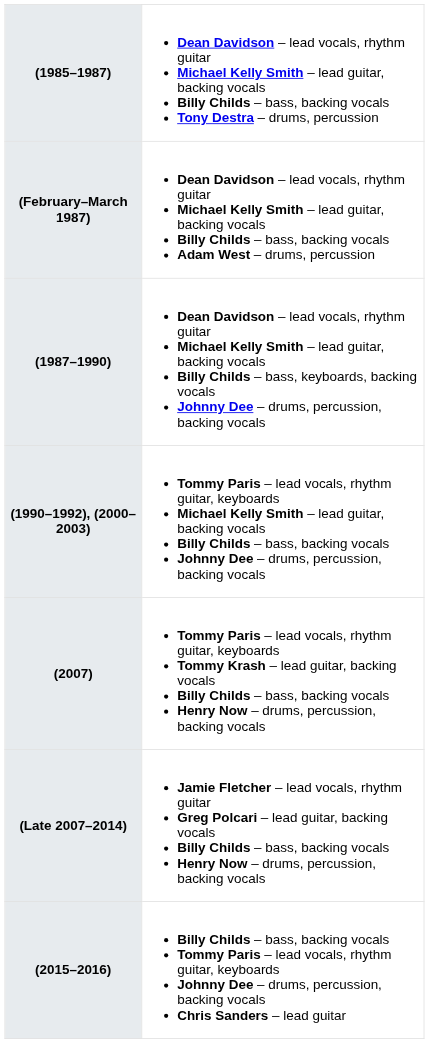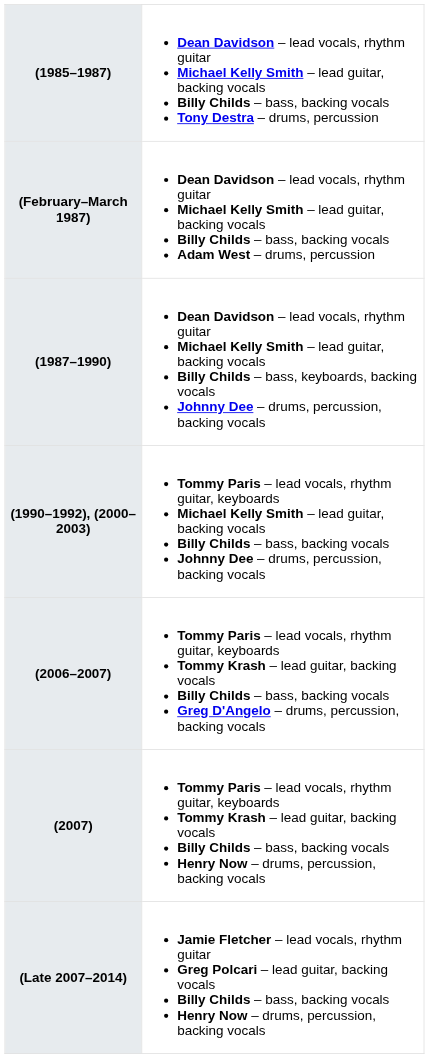+ row: (73, 673)
- row: (73, 970)
